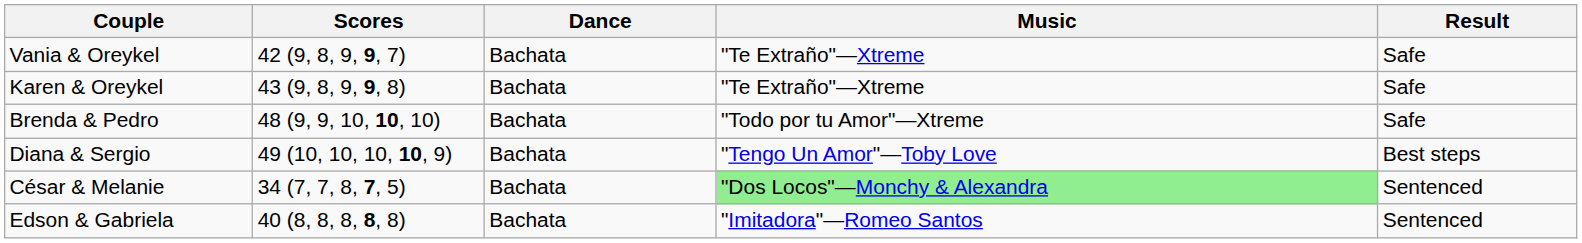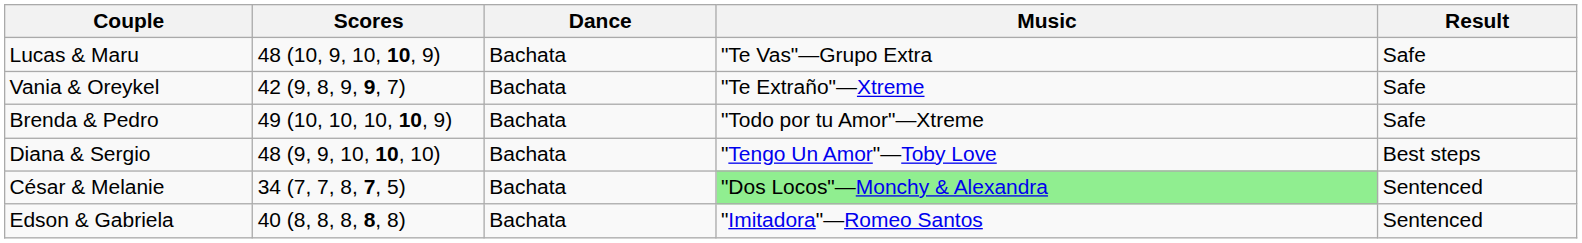+ row: (74, 54)
- row: (86, 87)
(349, 120) 48 (9, 9, 10, 10, 10) -> (355, 120) 49 (10, 10, 10, 10, 9)
(355, 154) 49 (10, 10, 10, 10, 9) -> (349, 154) 48 (9, 9, 10, 10, 10)
